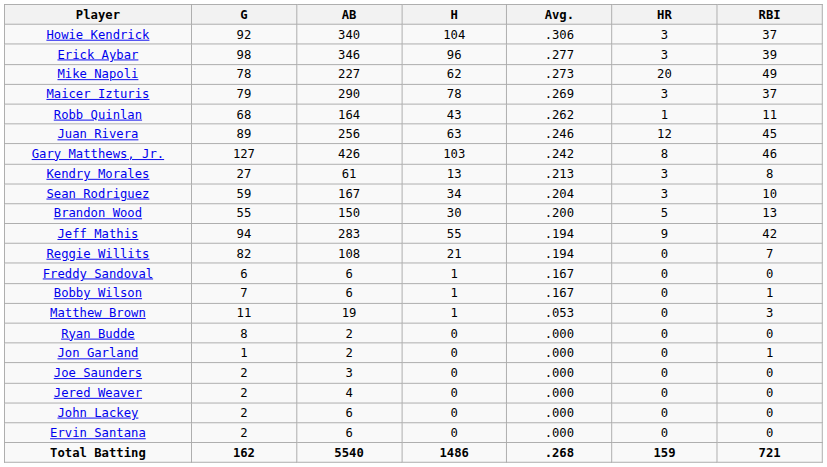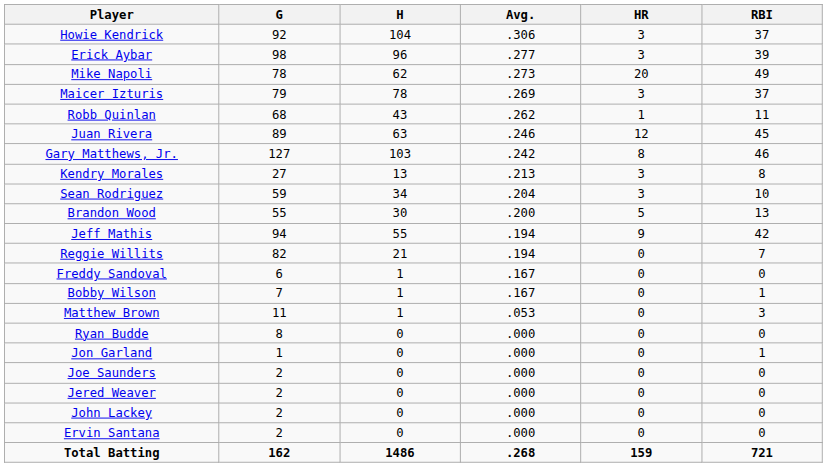- column: (349, 14)
